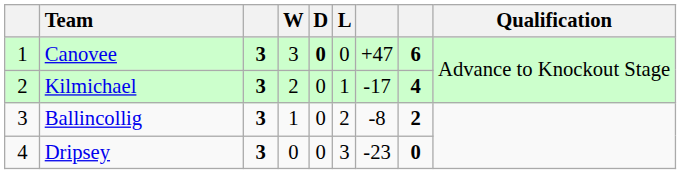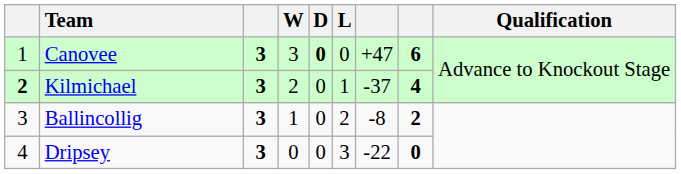(22, 86) normal -> (22, 86) bold
(377, 86) -17 -> (377, 86) -37
(377, 151) -23 -> (377, 151) -22
